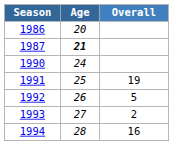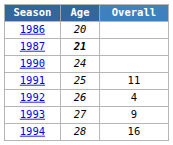(134, 81) 19 -> (134, 81) 11
(134, 98) 5 -> (134, 98) 4
(134, 115) 2 -> (134, 115) 9
